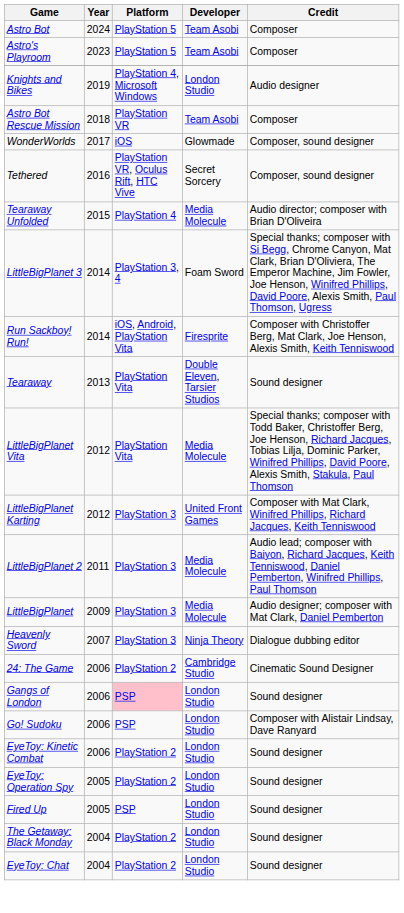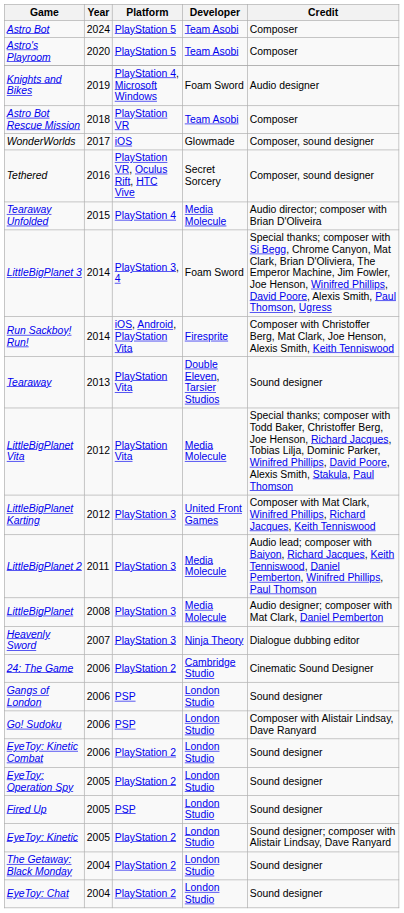(98, 51) 2023 -> (98, 51) 2020
(202, 85) London Studio -> (214, 85) Foam Sword
(98, 612) 2009 -> (98, 612) 2008
(125, 696) pink background -> (125, 696) no background
+ row: (42, 837)
